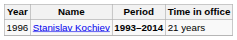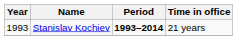(17, 27) 1996 -> (17, 27) 1993
